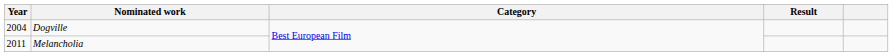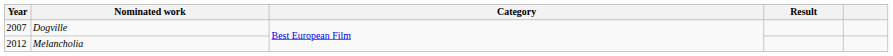(17, 28) 2004 -> (17, 28) 2007
(16, 43) 2011 -> (17, 43) 2012
